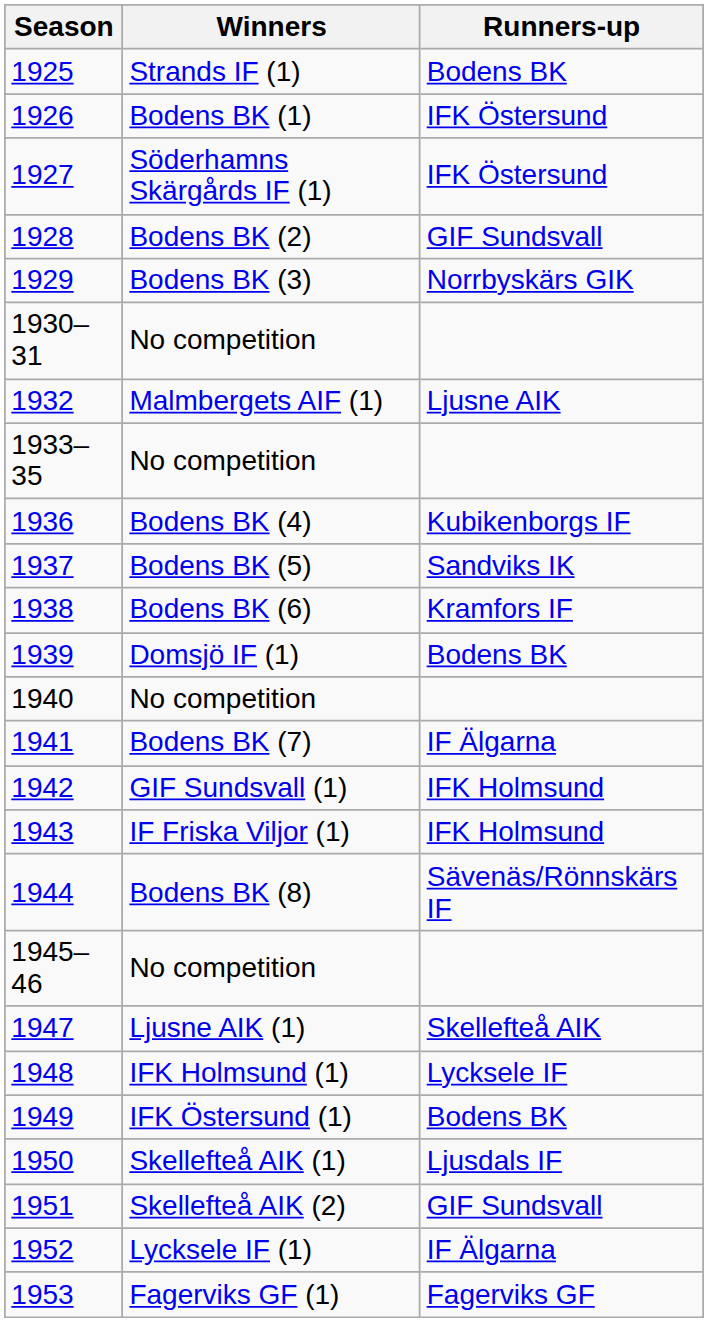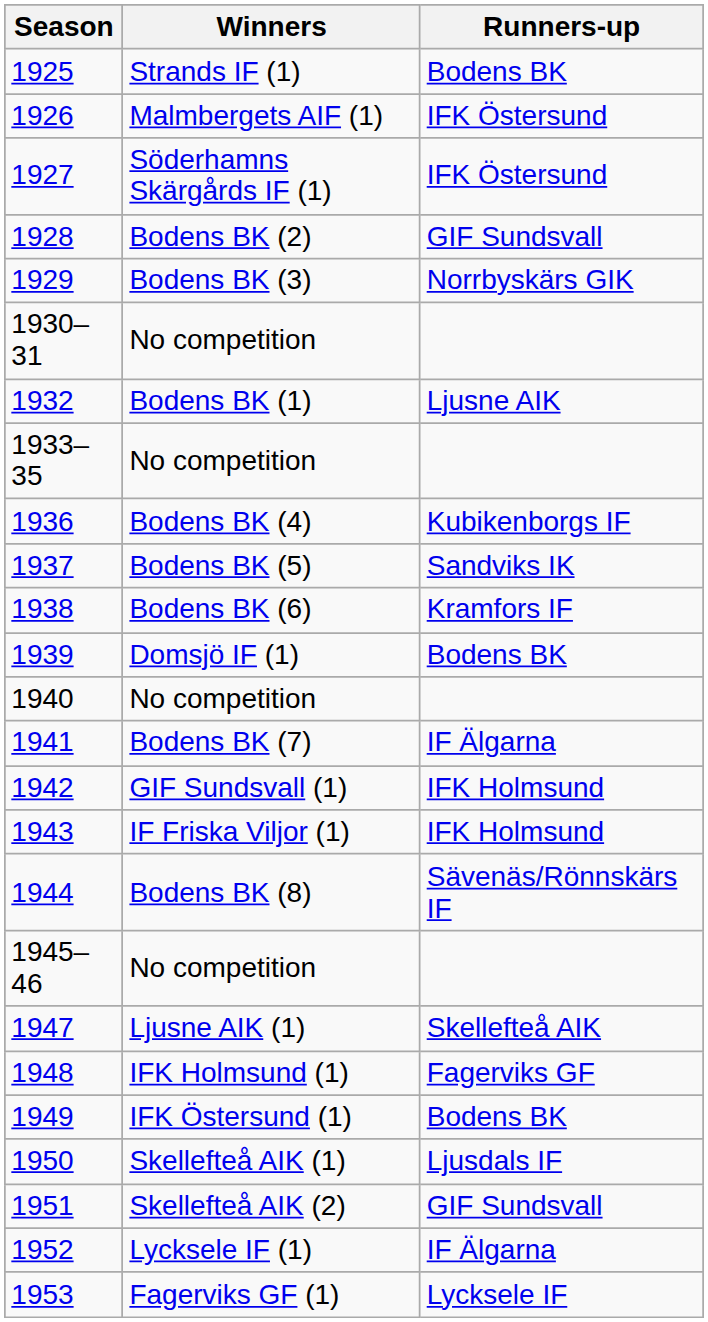(220, 115) Bodens BK (1) -> (256, 115) Malmbergets AIF (1)
(256, 400) Malmbergets AIF (1) -> (220, 400) Bodens BK (1)
(497, 1072) Lycksele IF -> (511, 1072) Fagerviks GF
(511, 1294) Fagerviks GF -> (497, 1294) Lycksele IF
